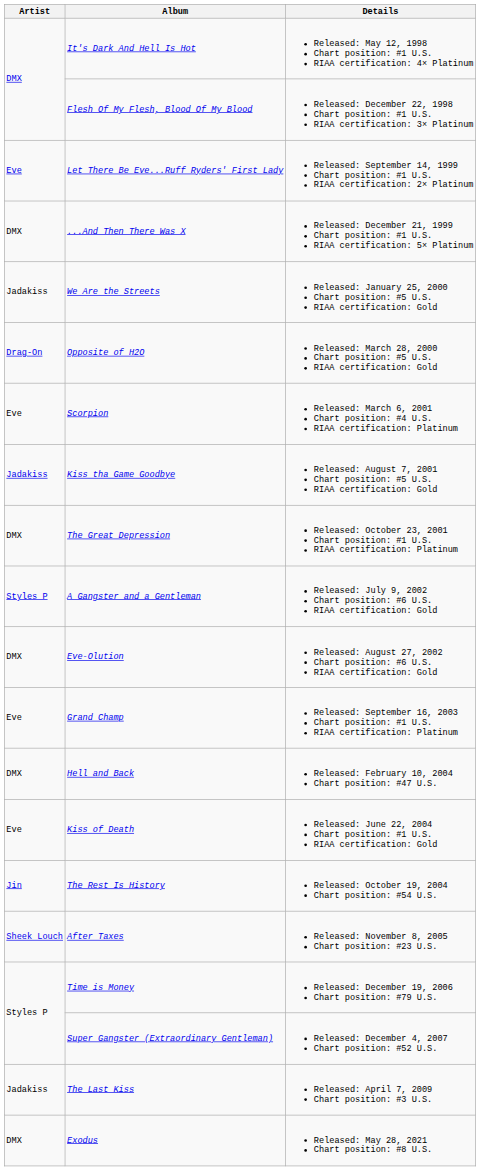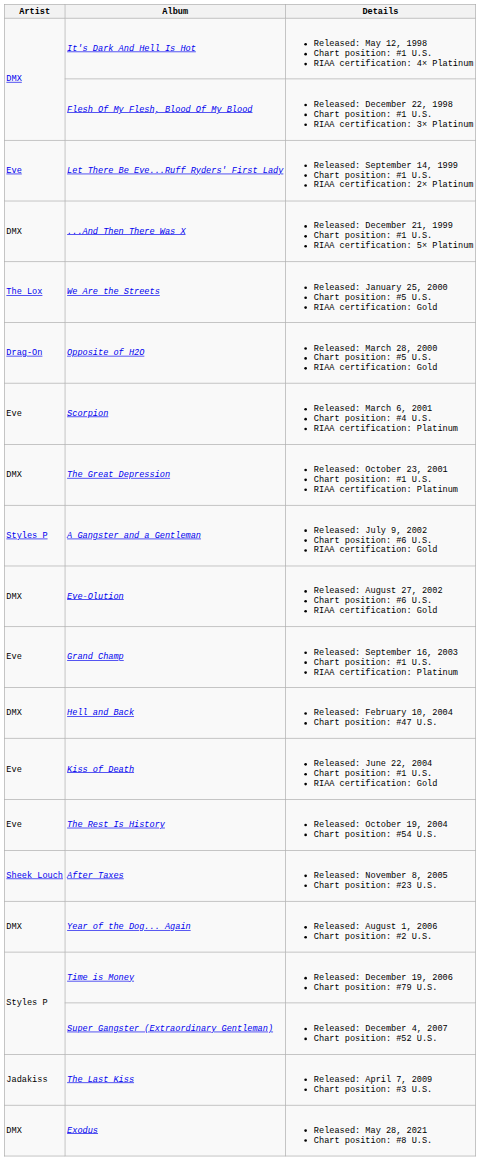(27, 292) Jadakiss -> (24, 292) The Lox
- row: (121, 475)
(14, 886) Jin -> (14, 825) Eve
+ row: (129, 927)
